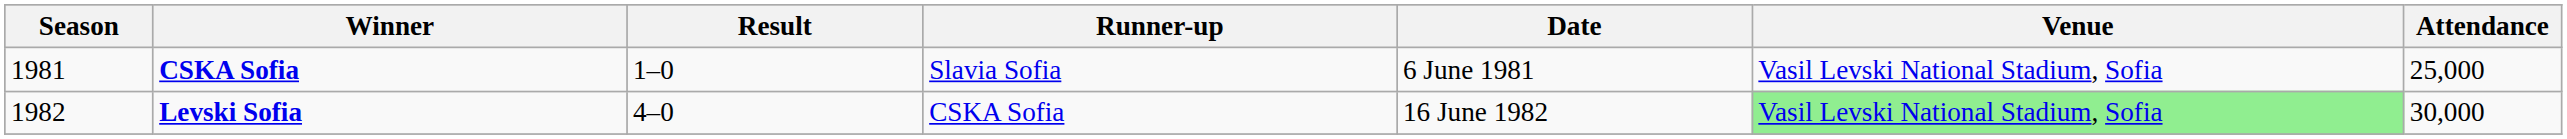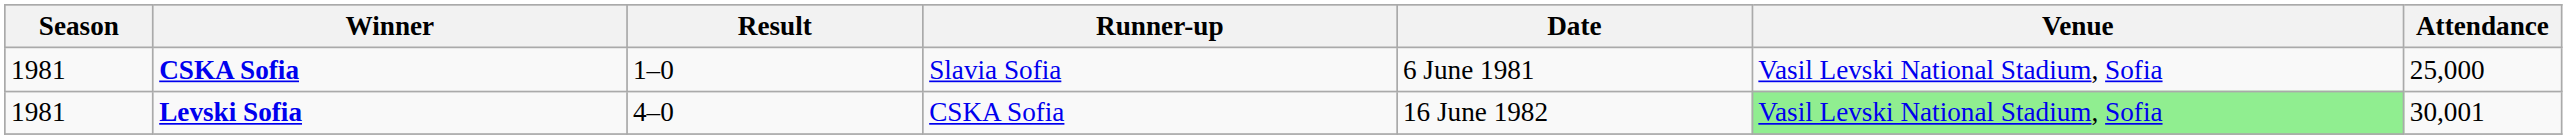(38, 112) 1982 -> (38, 112) 1981
(2447, 112) 30,000 -> (2447, 112) 30,001
